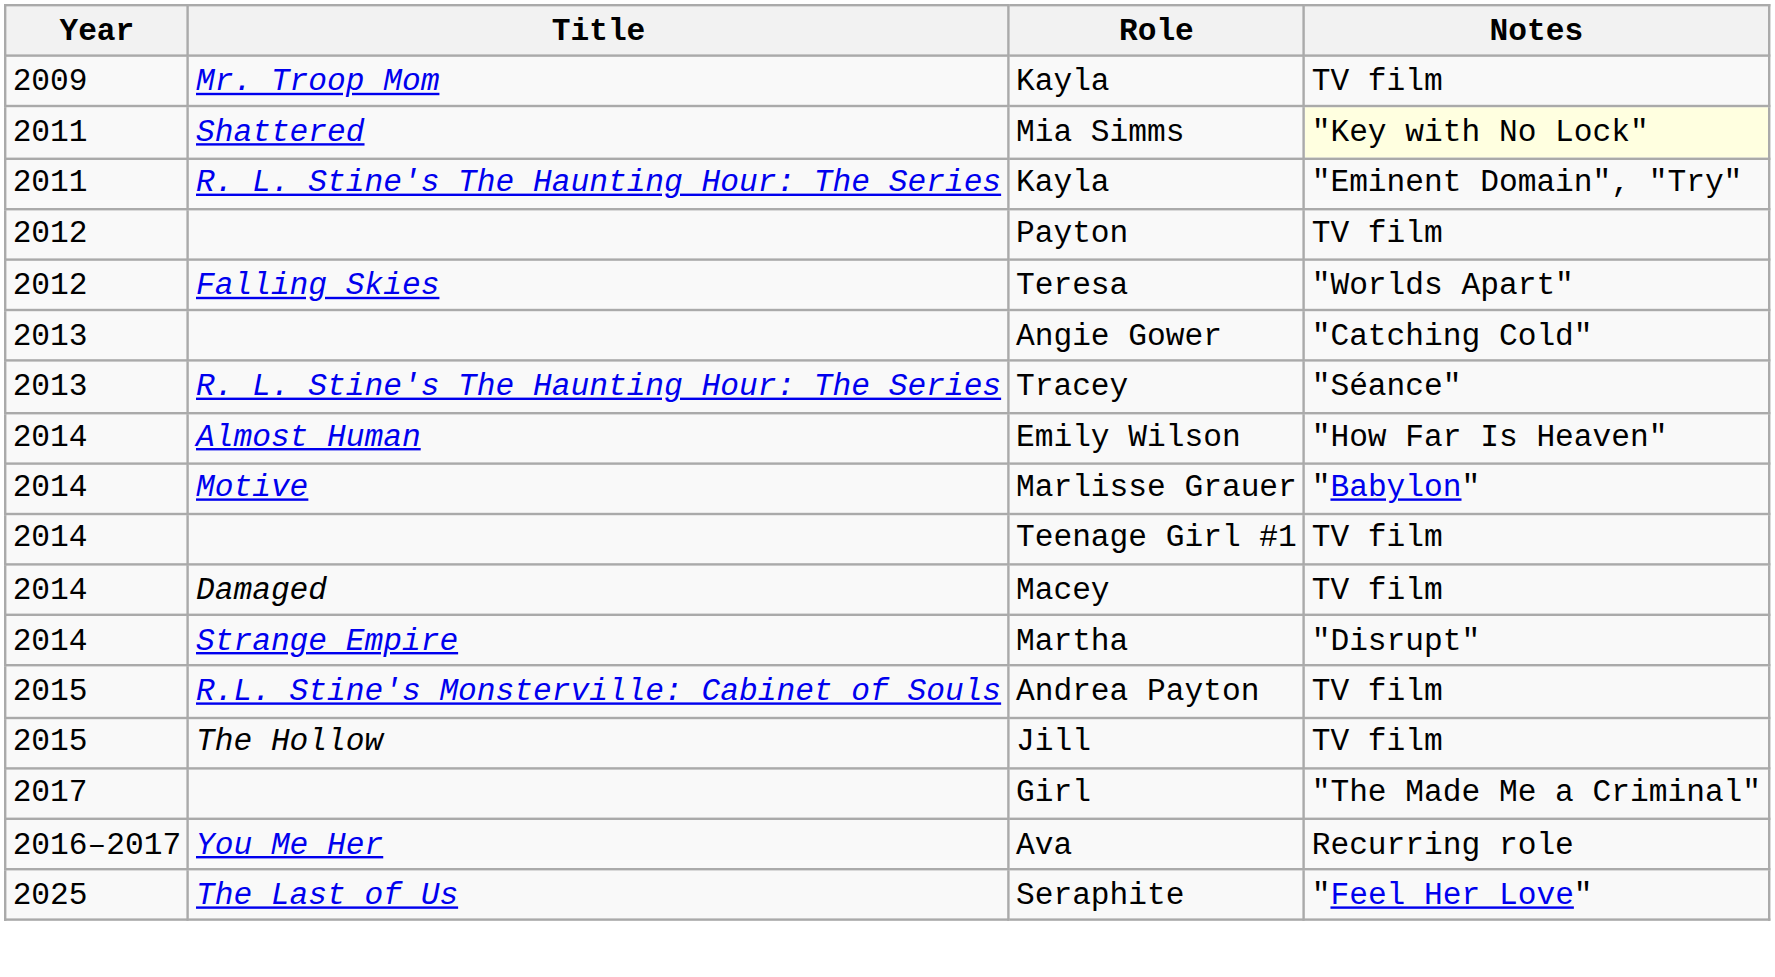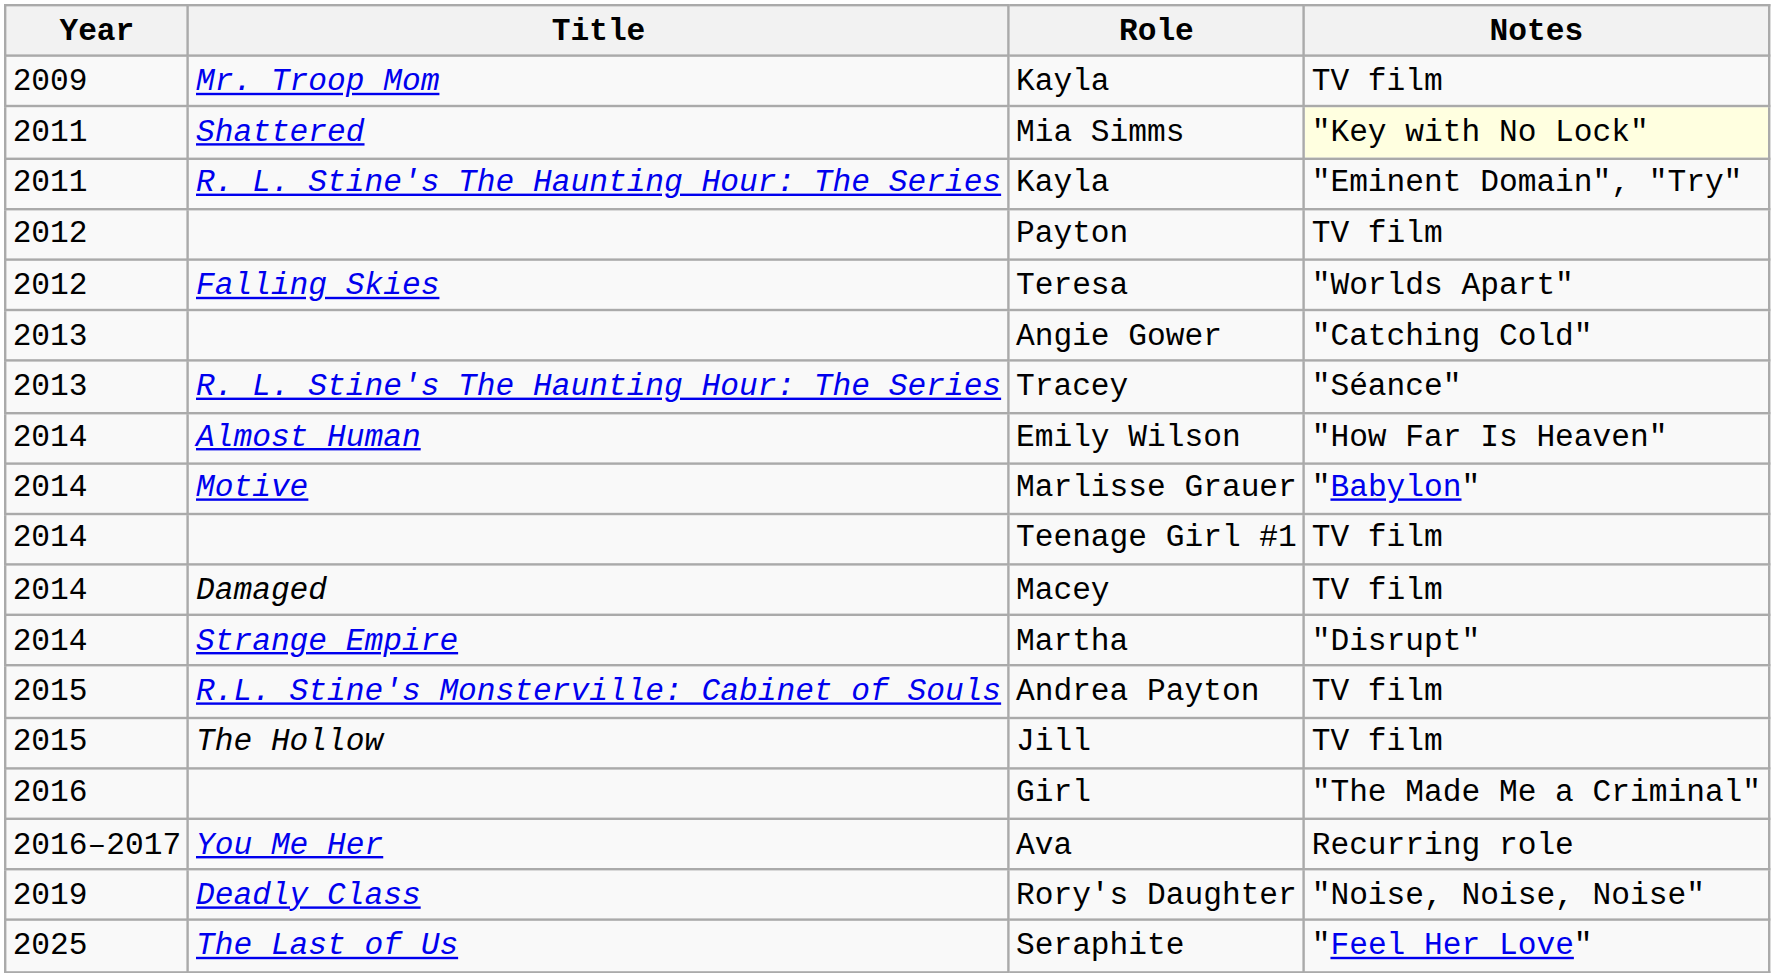(50, 793) 2017 -> (50, 793) 2016
+ row: (308, 895)
